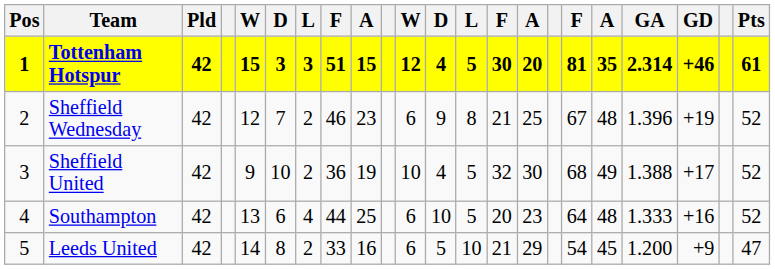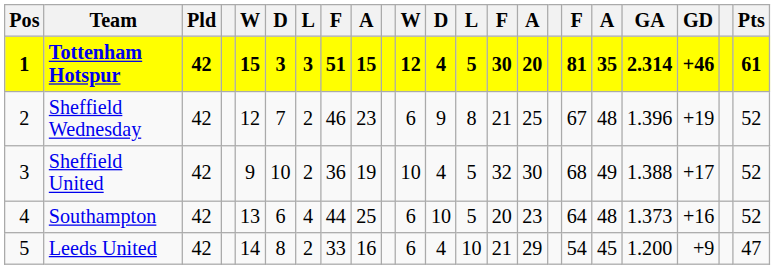(650, 216) 1.333 -> (650, 216) 1.373
(441, 248) 5 -> (441, 248) 4
